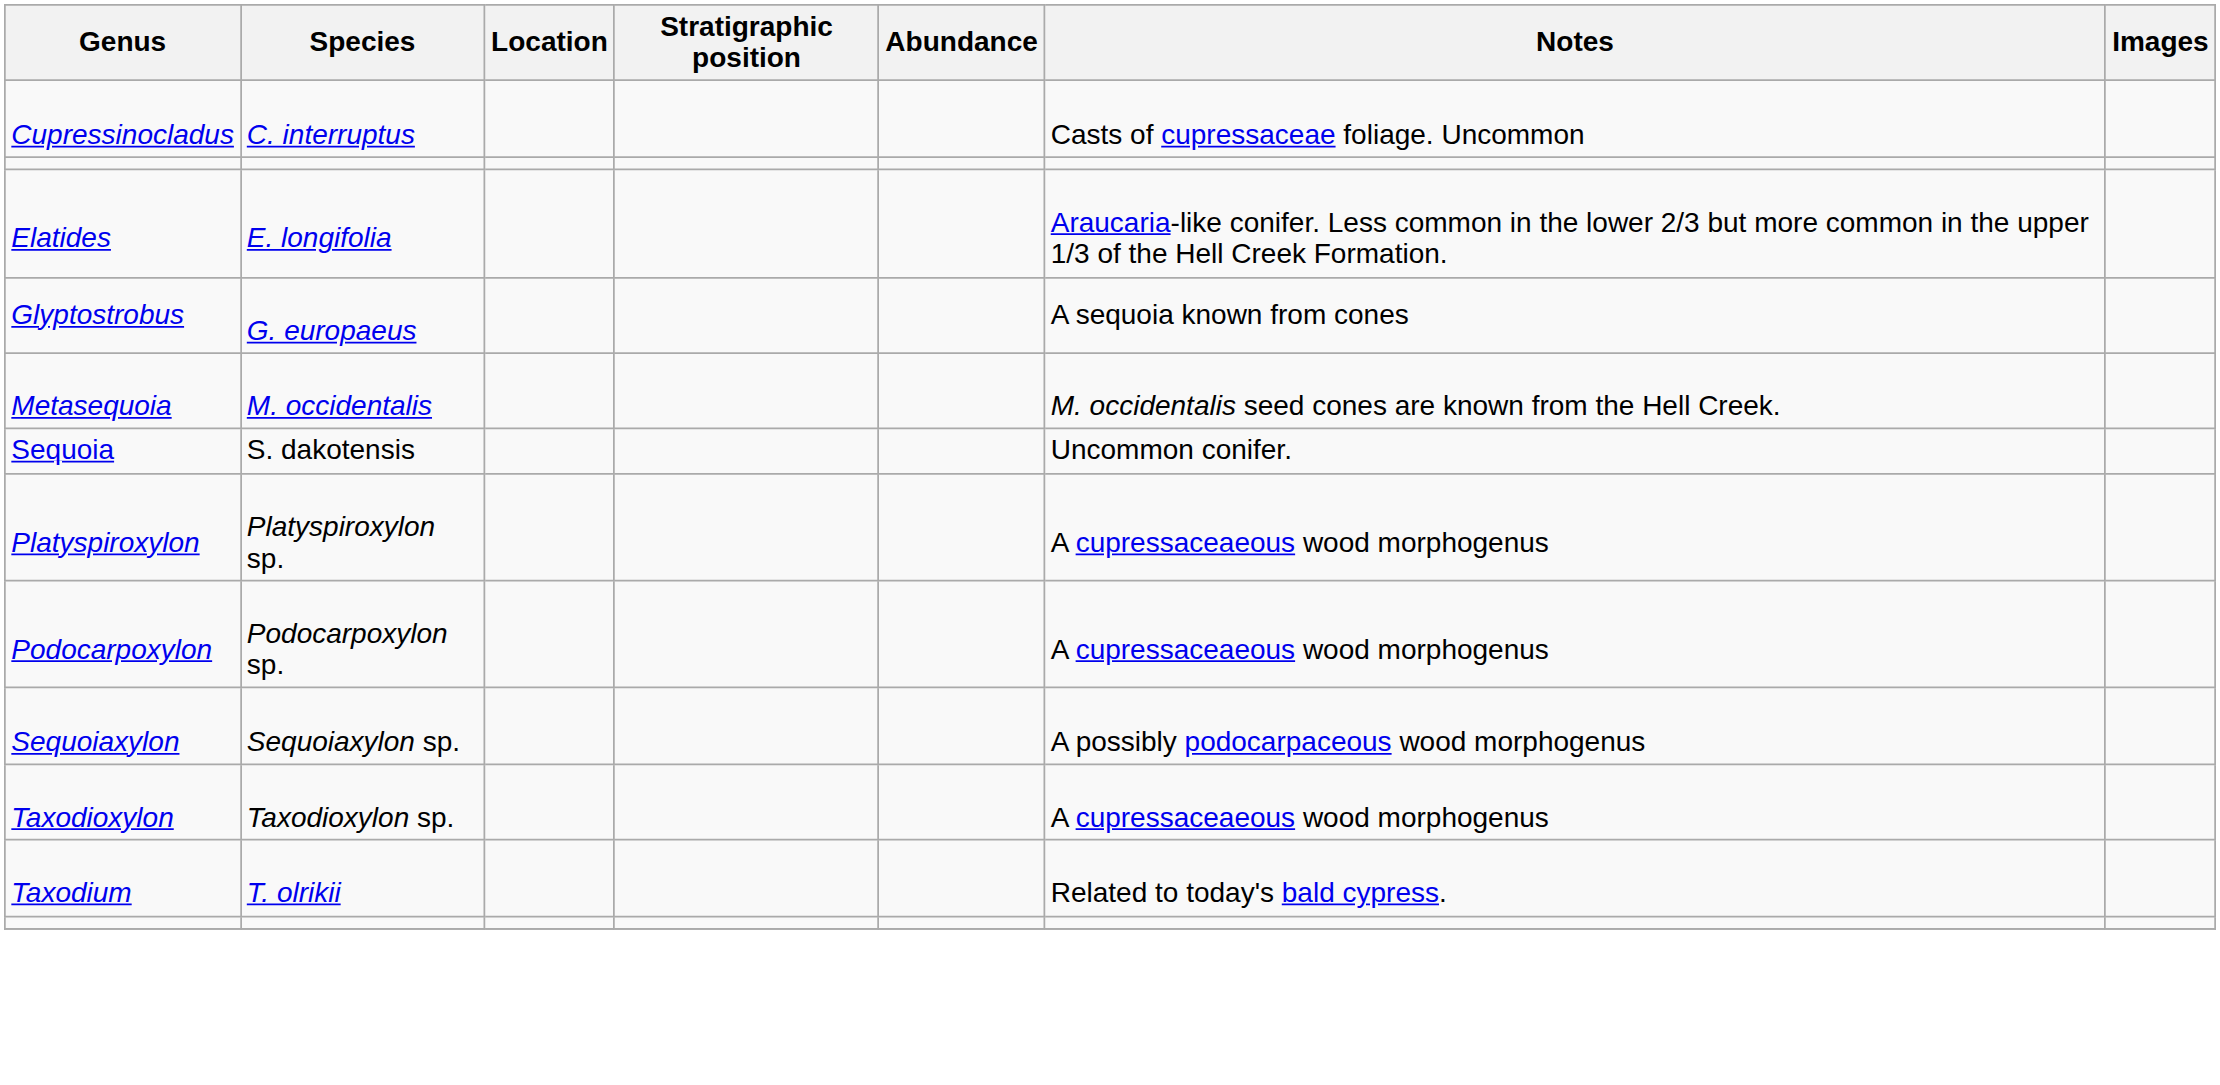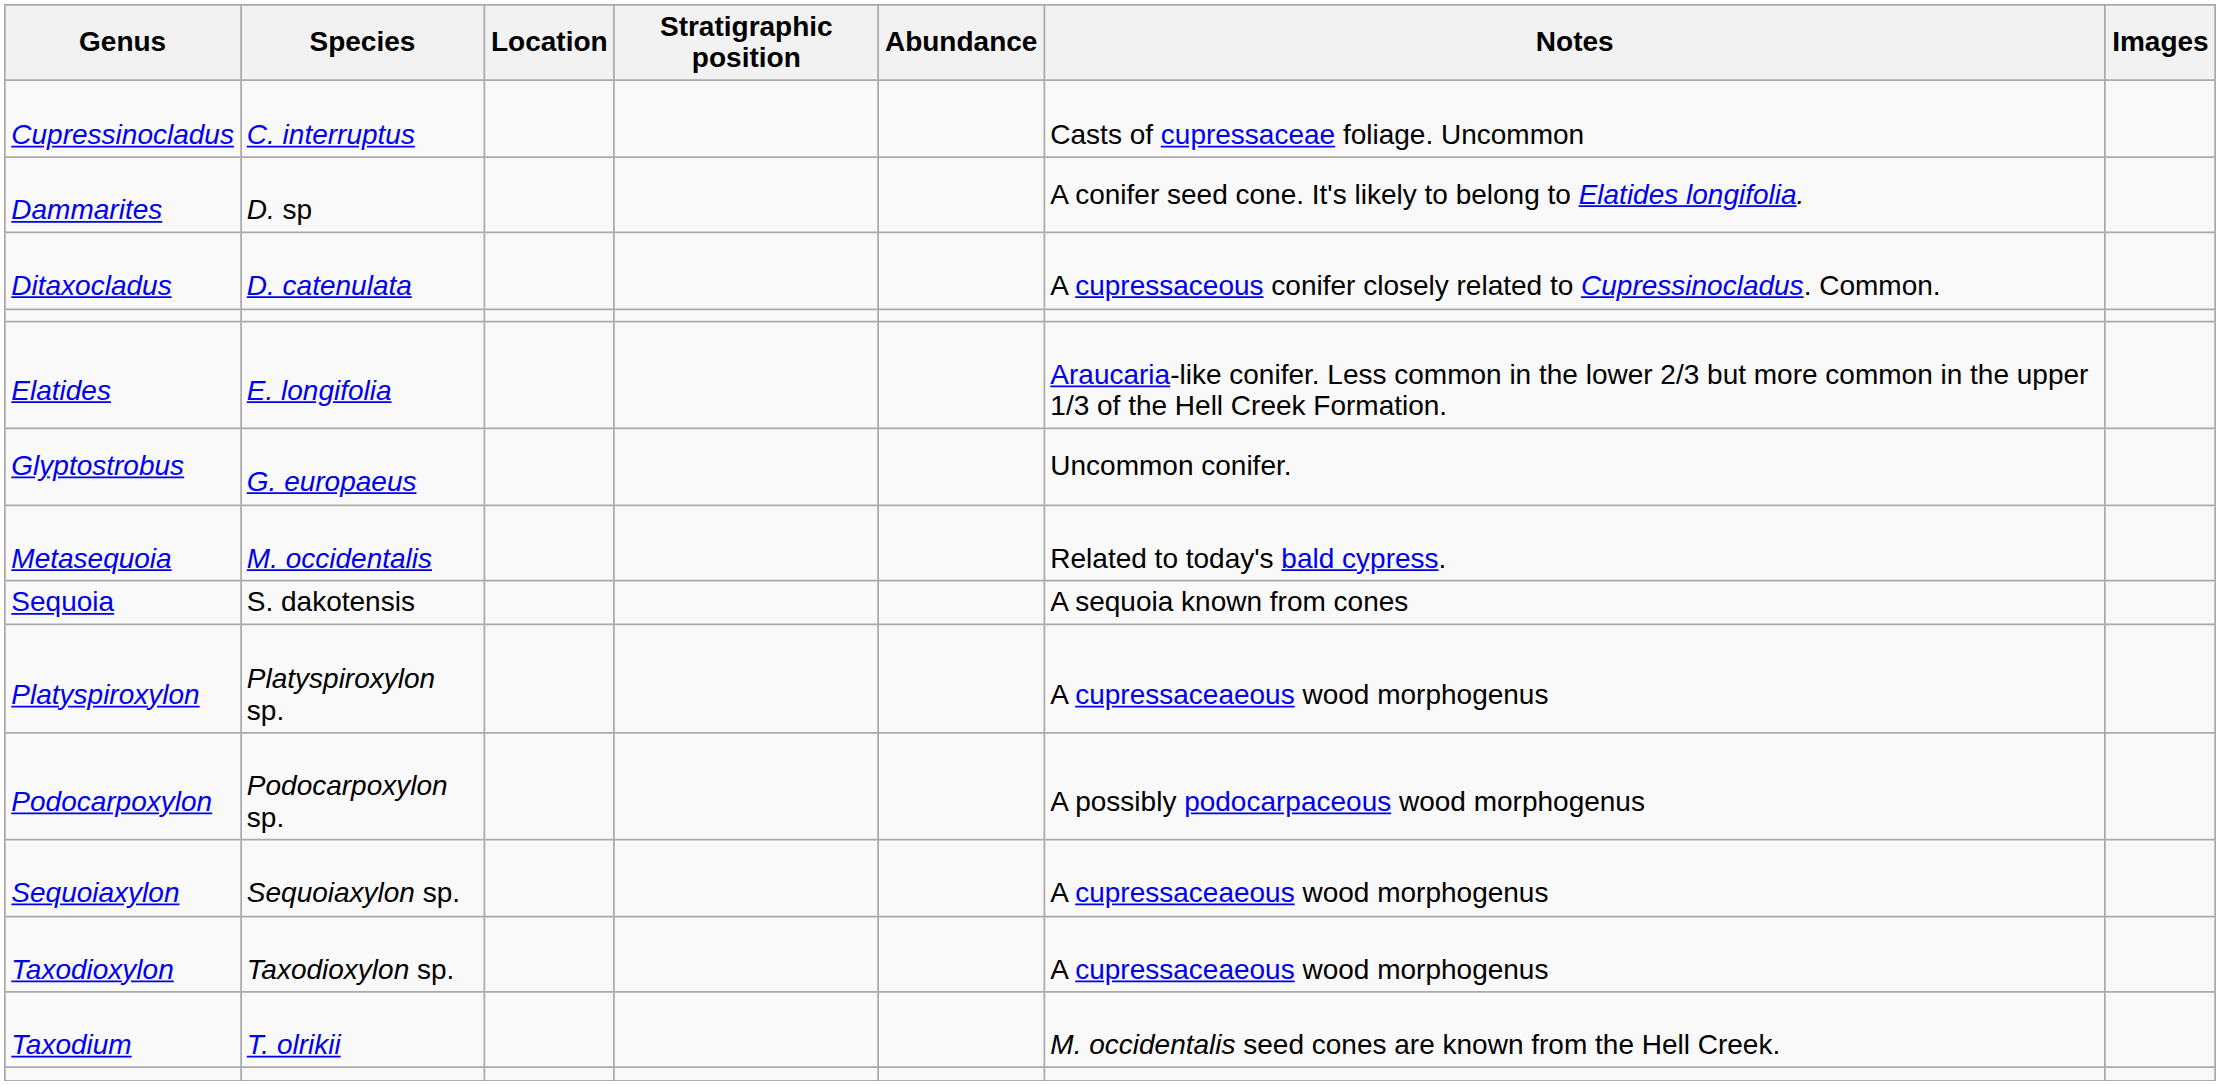+ row: (87, 210)
+ row: (91, 285)
(1230, 314) A sequoia known from cones -> (1171, 466) Uncommon conifer.
(1416, 406) M. occidentalis seed cones are known from the Hell Creek. -> (1248, 558) Related to today's bald cypress.
(1171, 450) Uncommon conifer. -> (1229, 602) A sequoia known from cones
(1300, 649) A cupressaceaeous wood morphogenus -> (1348, 801) A possibly podocarpaceous wood morphogenus
(1348, 741) A possibly podocarpaceous wood morphogenus -> (1299, 893) A cupressaceaeous wood morphogenus
(1249, 893) Related to today's bald cypress. -> (1415, 1044) M. occidentalis seed cones are known from the Hell Creek.
